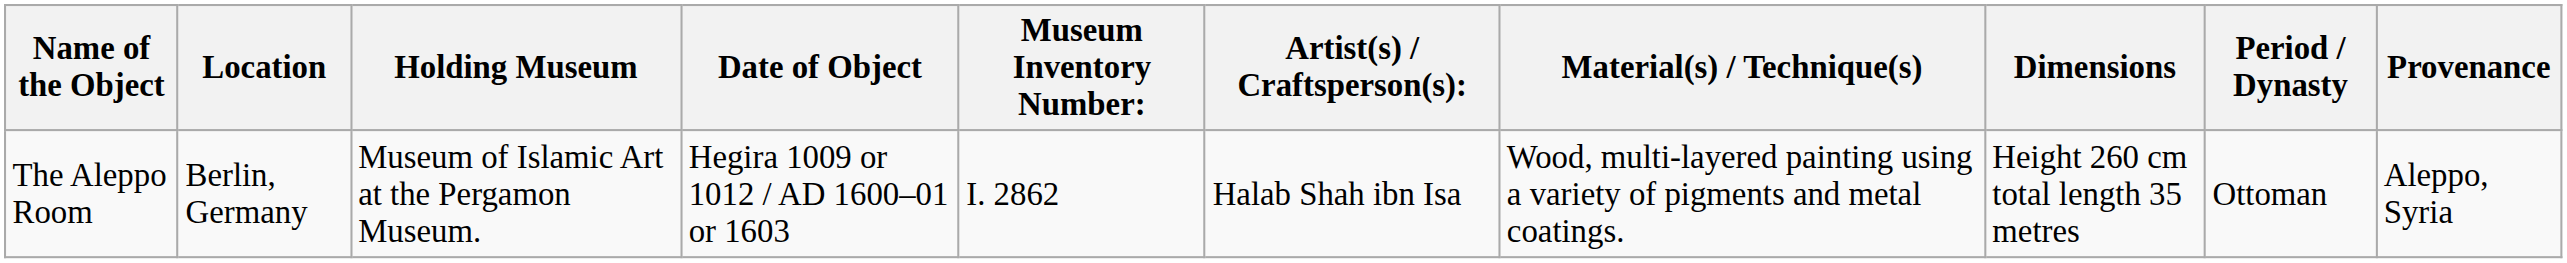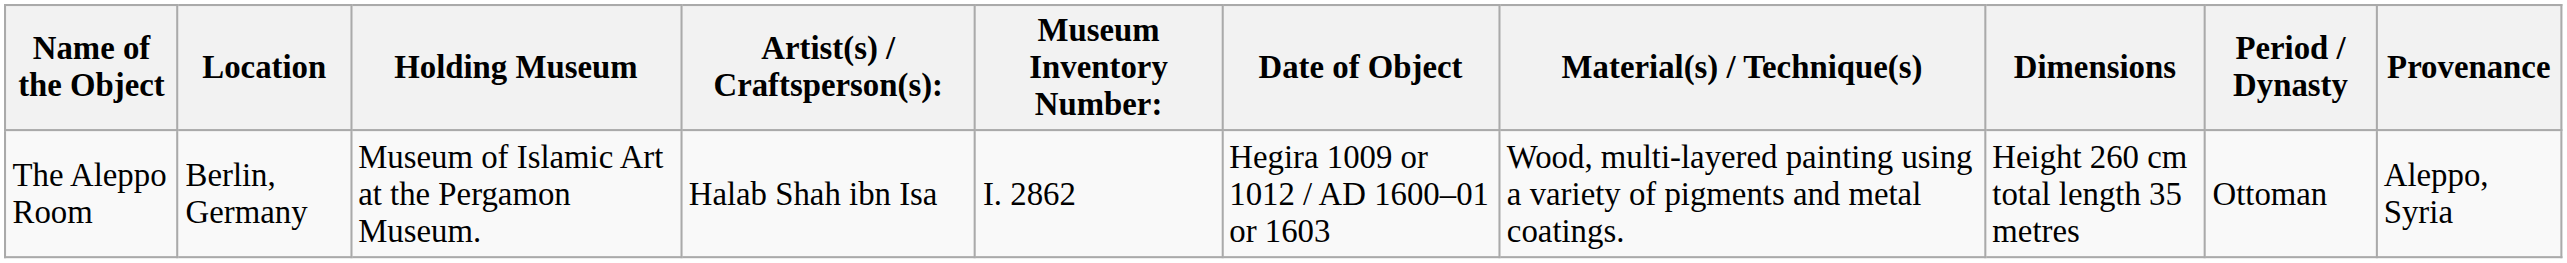columns swapped: (820, 67) <-> (1352, 67)
